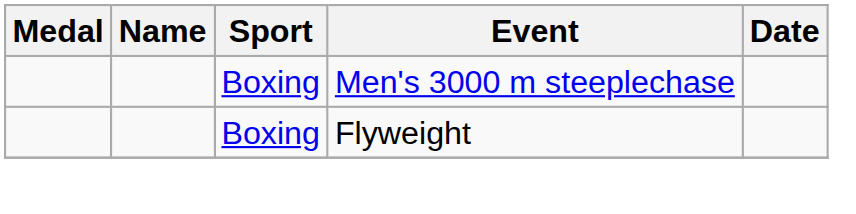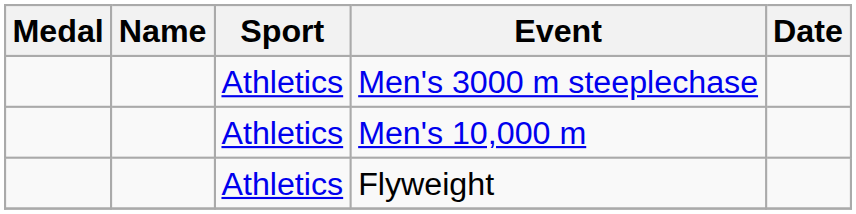(271, 82) Boxing -> (282, 82) Athletics
+ row: (472, 133)
(271, 133) Boxing -> (282, 184) Athletics
